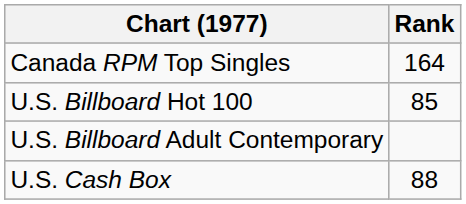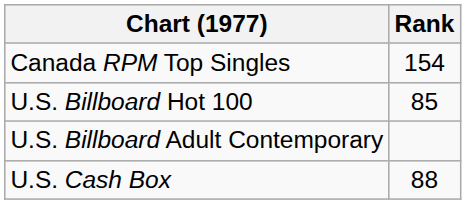(424, 62) 164 -> (424, 62) 154
